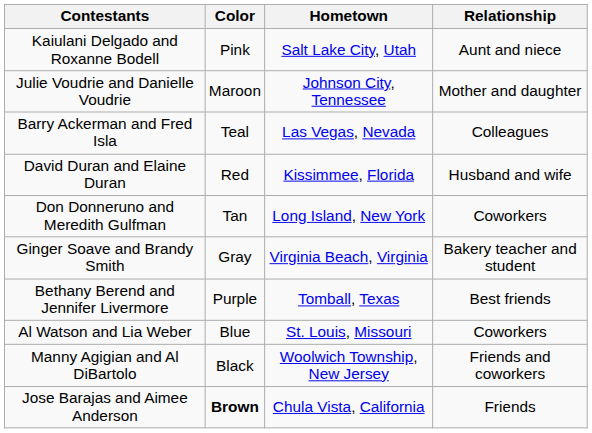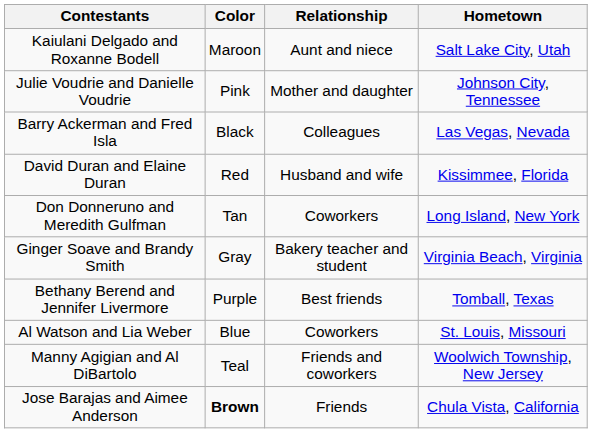columns swapped: (510, 16) <-> (349, 16)
(235, 49) Pink -> (235, 49) Maroon
(235, 91) Maroon -> (235, 91) Pink
(235, 132) Teal -> (235, 132) Black
(235, 365) Black -> (235, 365) Teal
